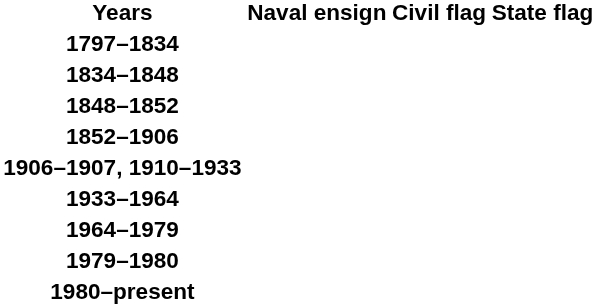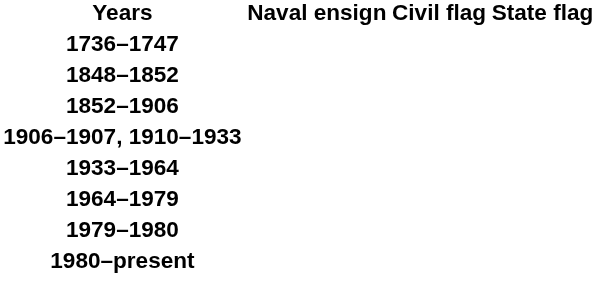+ row: (122, 43)
- row: (122, 43)
- row: (122, 74)
